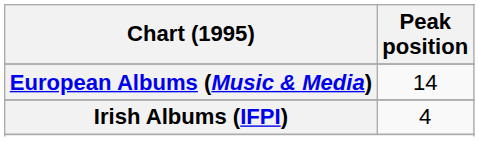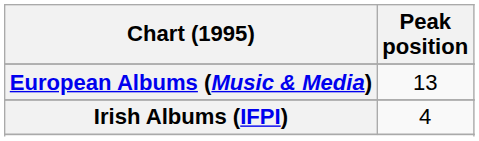(425, 81) 14 -> (425, 81) 13
